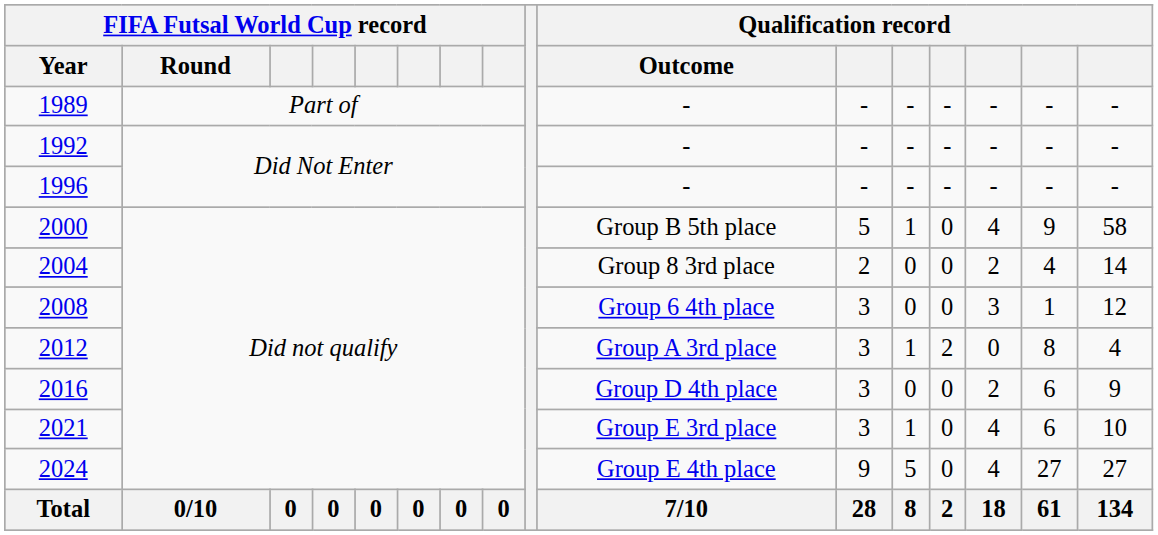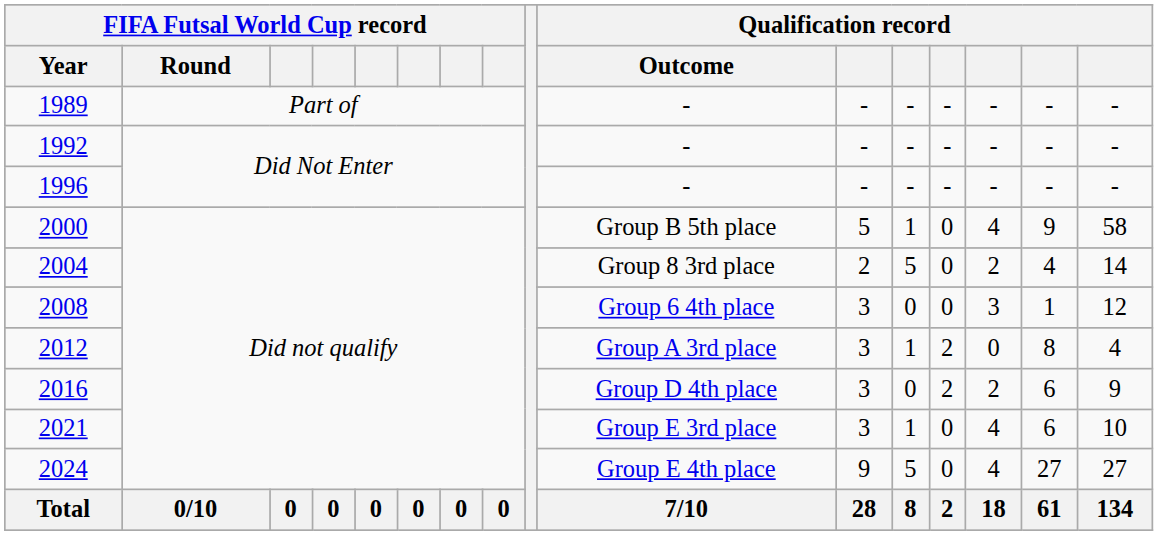(910, 267) 0 -> (910, 267) 5
(947, 388) 0 -> (947, 388) 2
